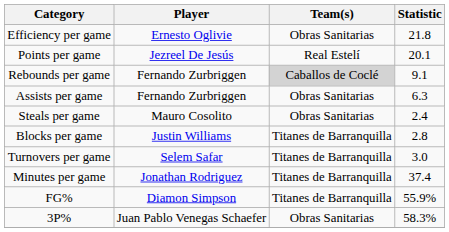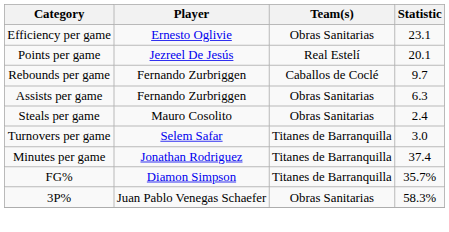(420, 34) 21.8 -> (420, 34) 23.1
(332, 75) lightgrey background -> (332, 75) no background
(420, 75) 9.1 -> (420, 75) 9.7
- row: (59, 136)
(420, 197) 55.9% -> (420, 177) 35.7%
